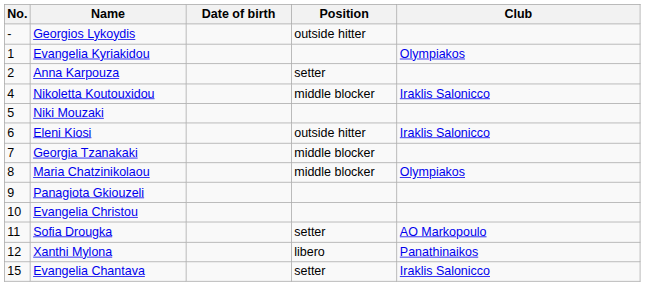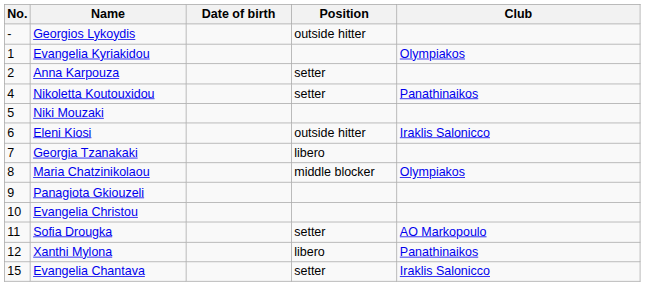(334, 93) middle blocker -> (310, 93) setter
(445, 93) Iraklis Salonicco -> (439, 93) Panathinaikos
(334, 152) middle blocker -> (309, 152) libero
